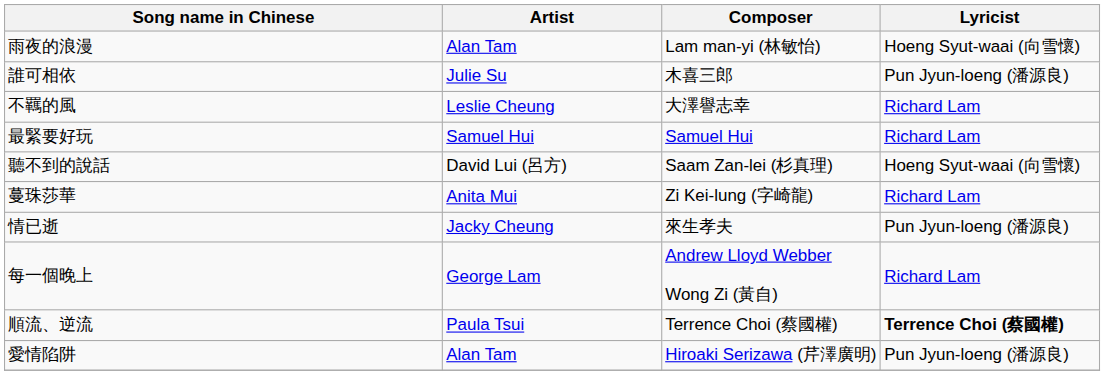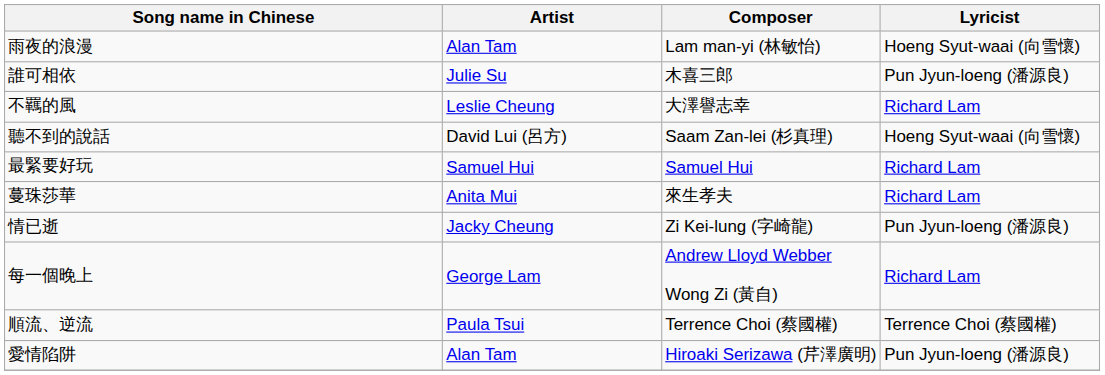rows swapped: (59, 166) <-> (51, 136)
(739, 196) Zi Kei-lung (字崎龍) -> (699, 196) 來生孝夫
(699, 226) 來生孝夫 -> (739, 226) Zi Kei-lung (字崎龍)
(974, 324) bold -> (970, 324) normal
